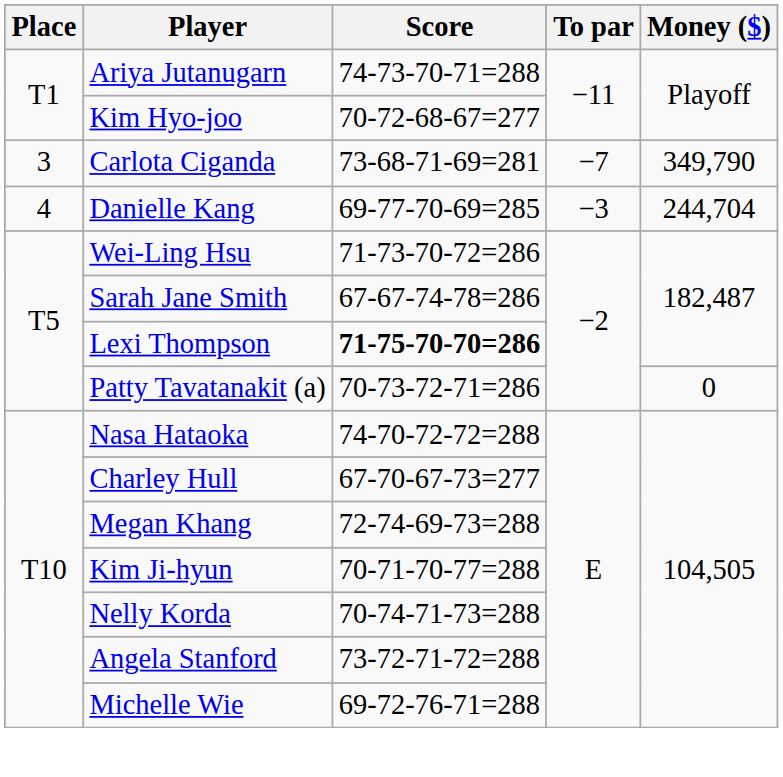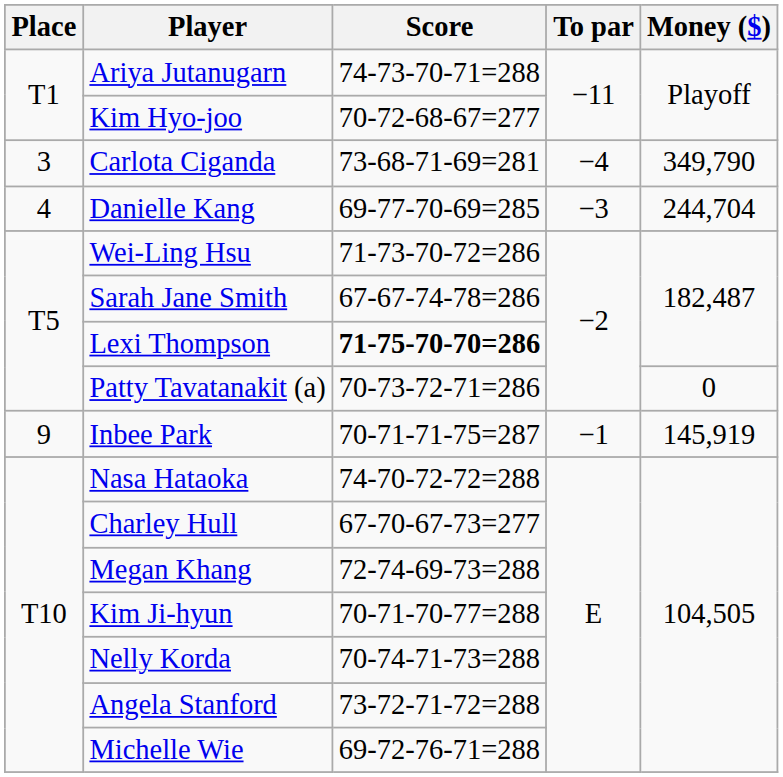(594, 162) −7 -> (594, 162) −4
+ row: (151, 433)
